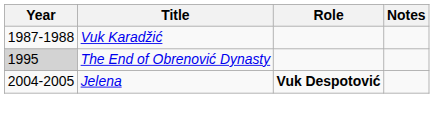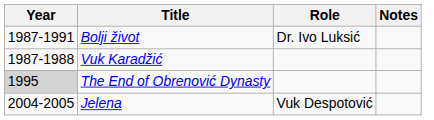+ row: (110, 37)
(329, 81) bold -> (325, 103) normal
